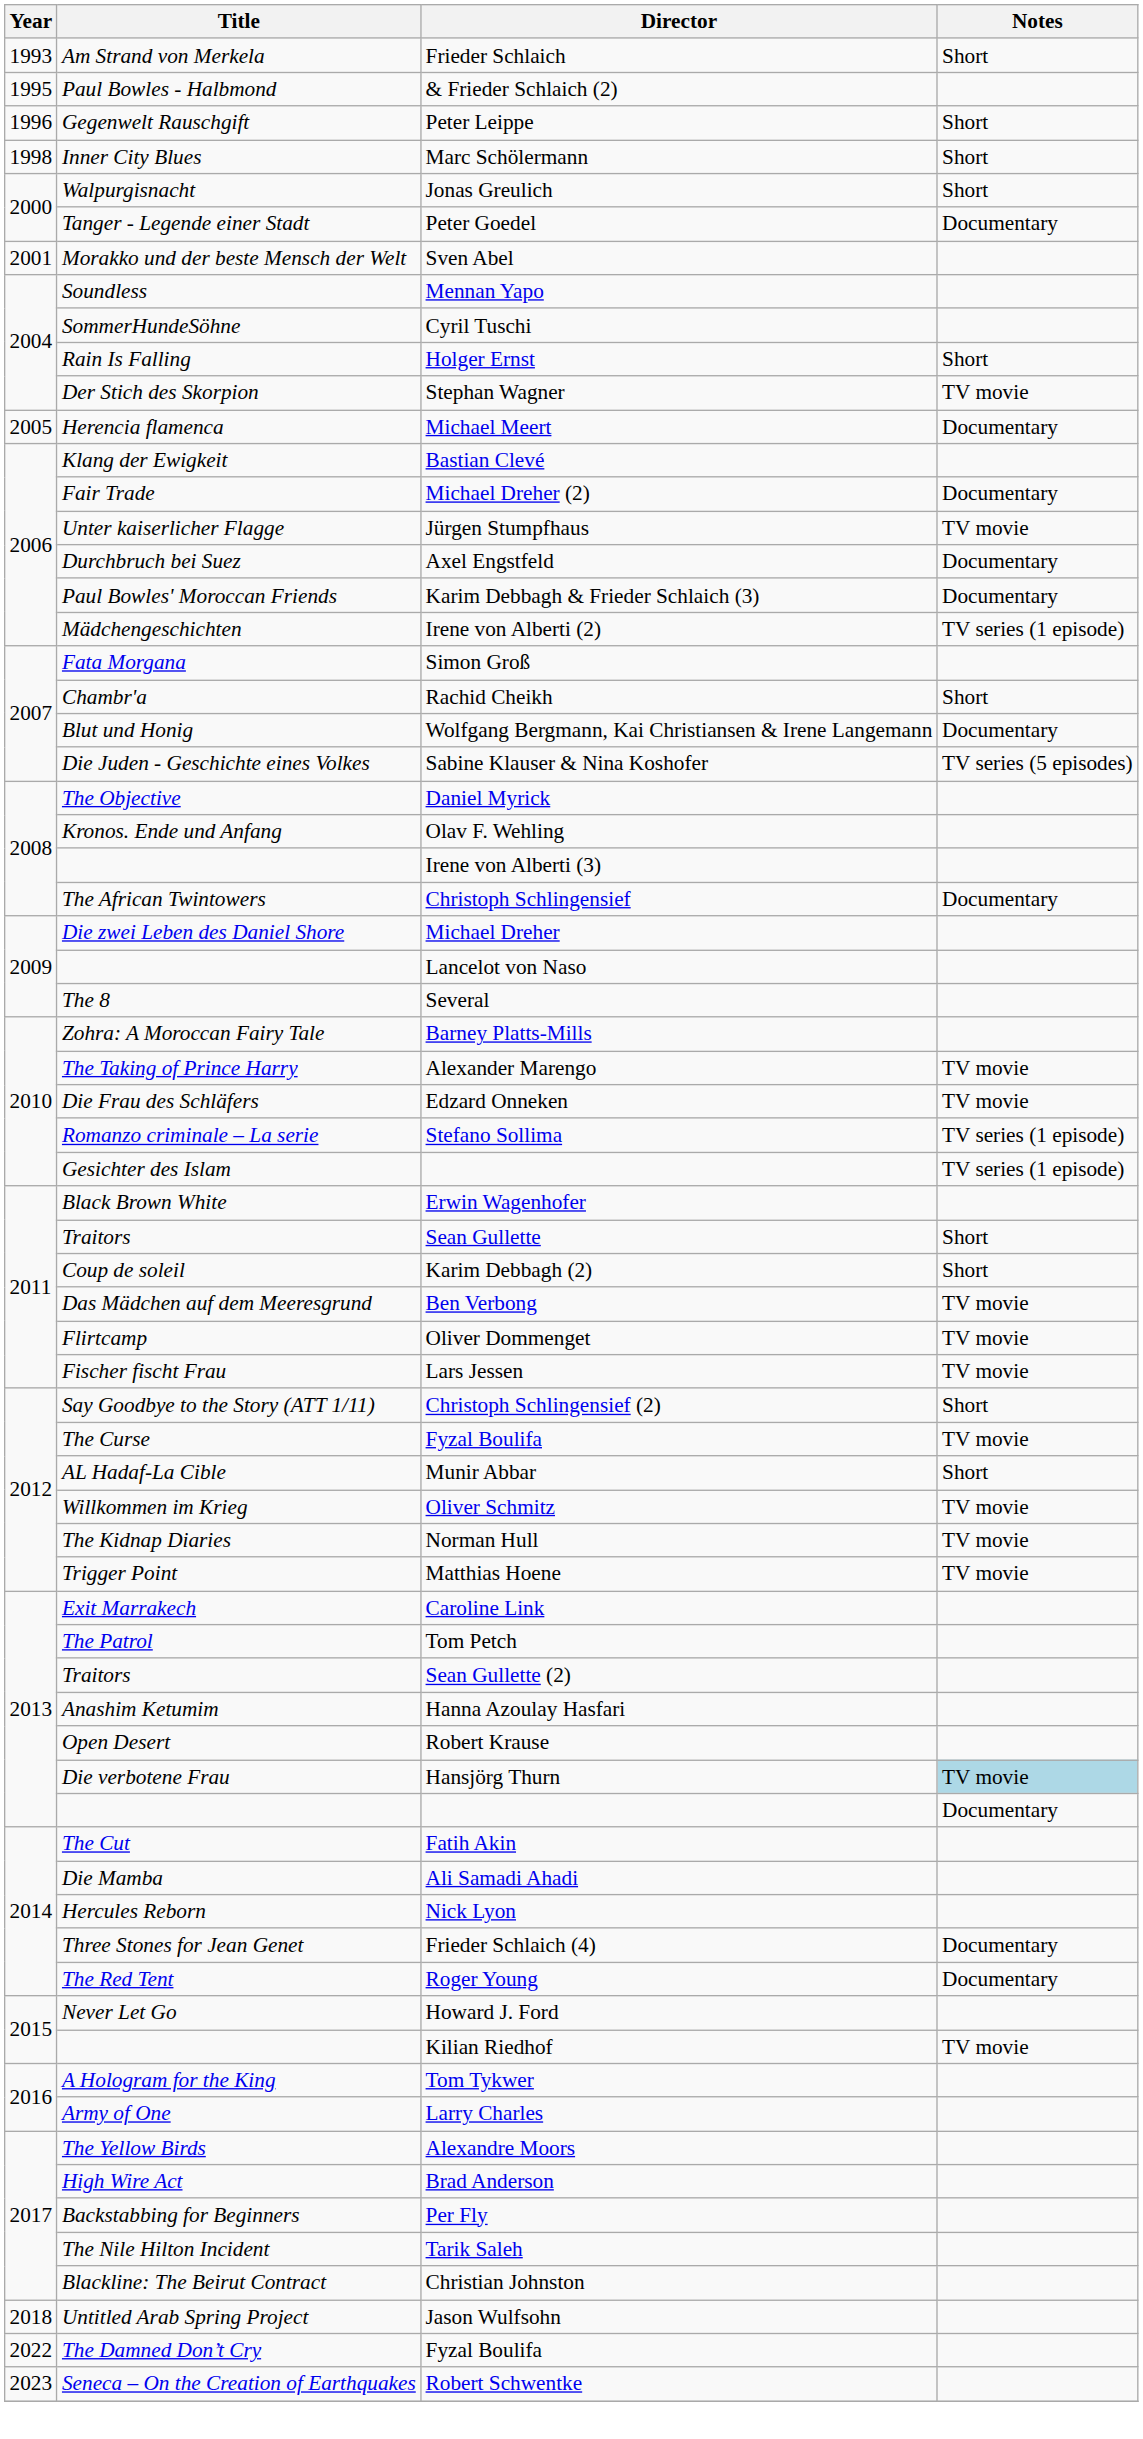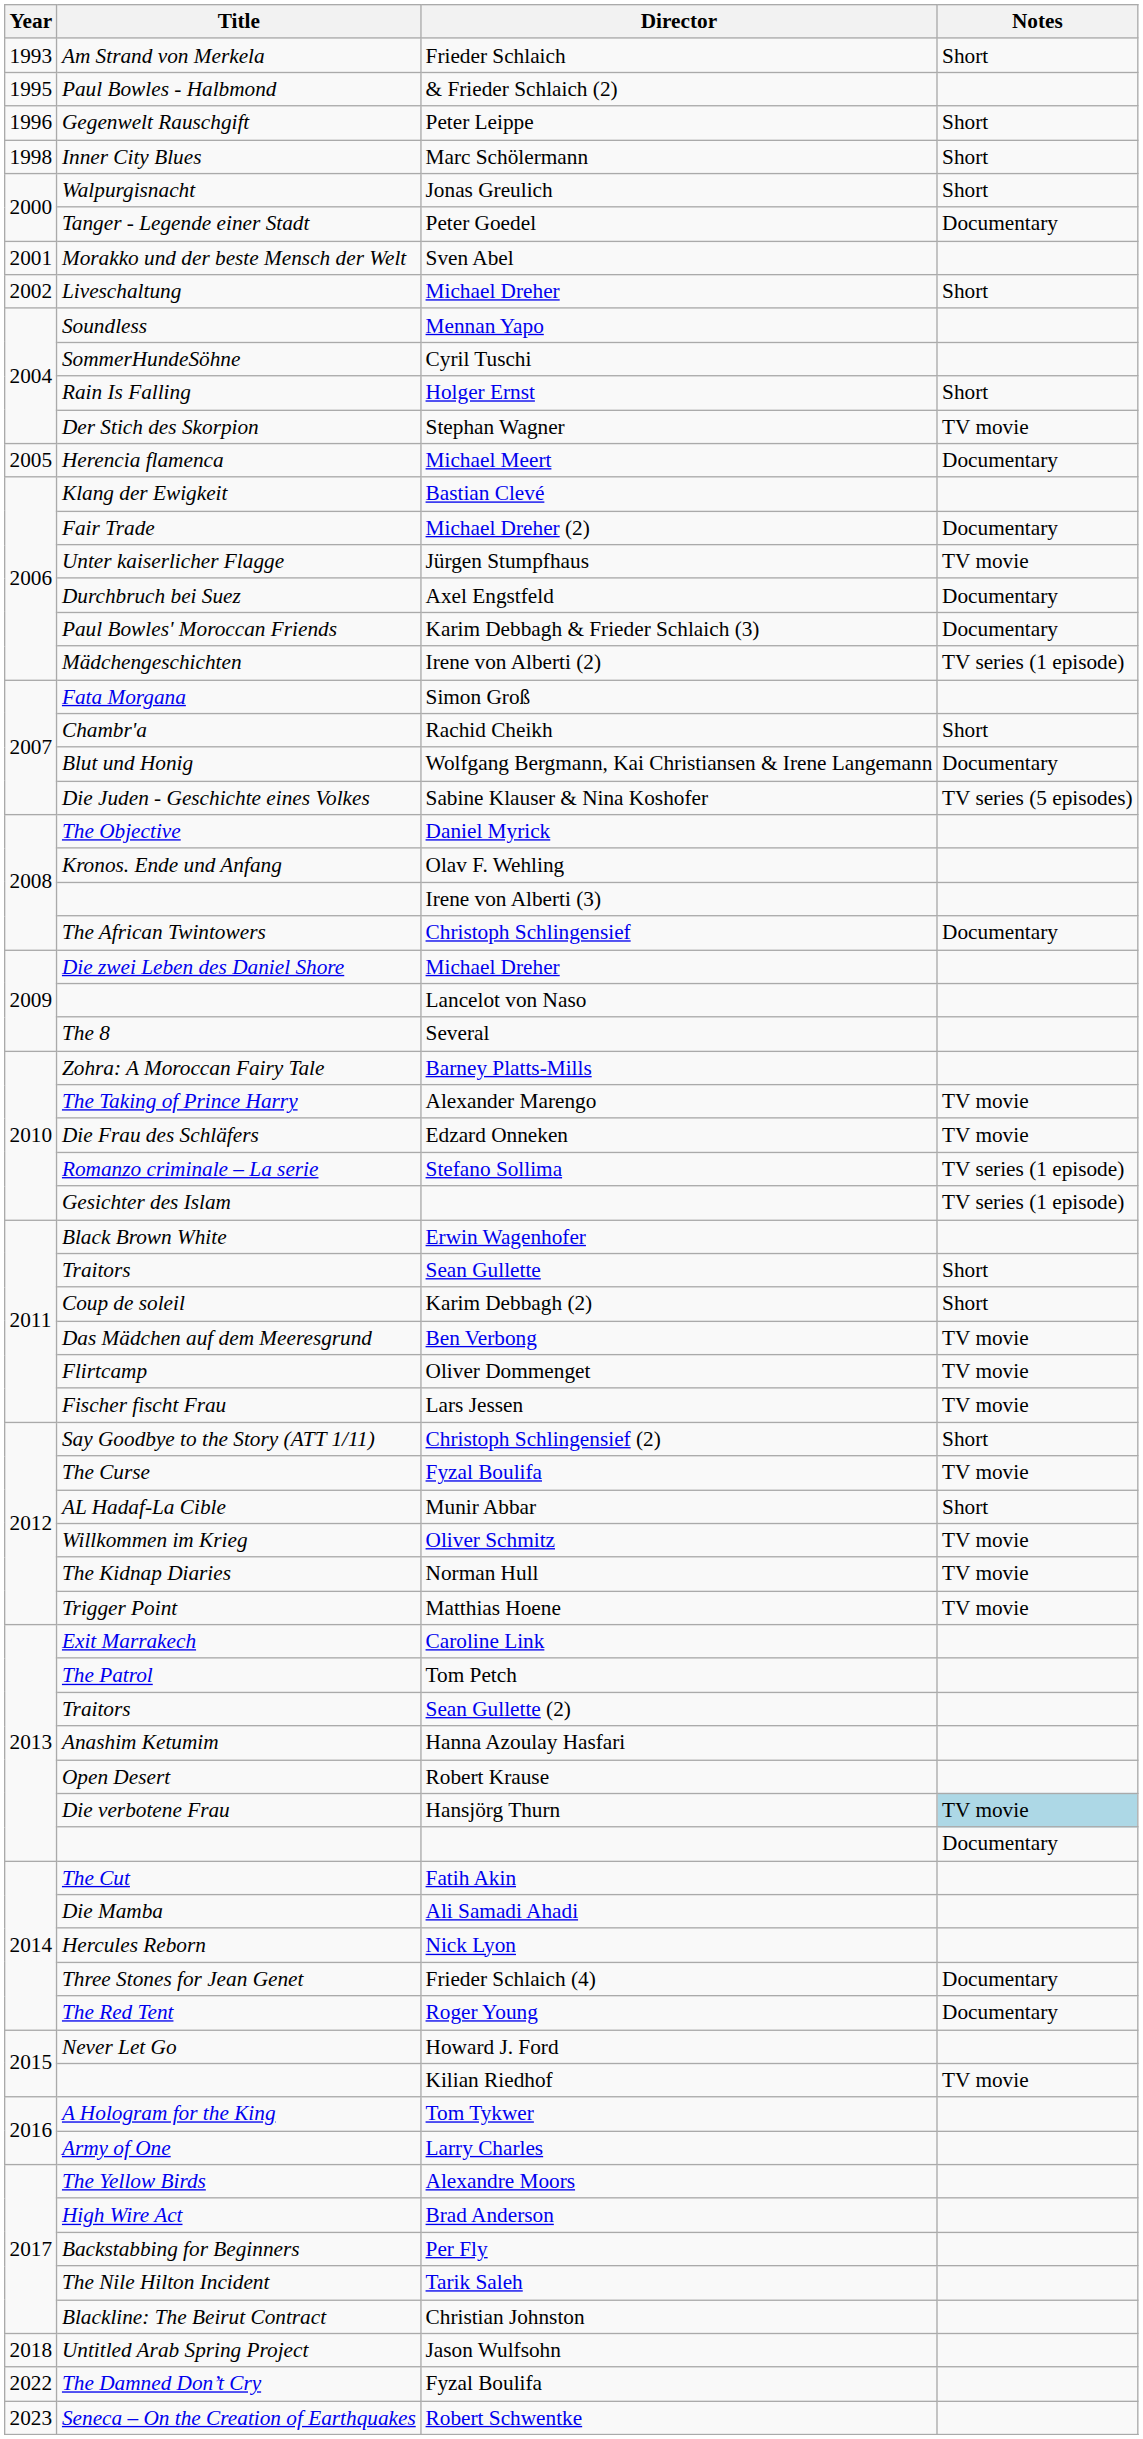+ row: (122, 291)
